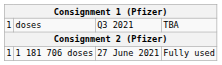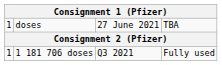(115, 25) Q3 2021 -> (128, 25) 27 June 2021
(128, 53) 27 June 2021 -> (115, 53) Q3 2021
